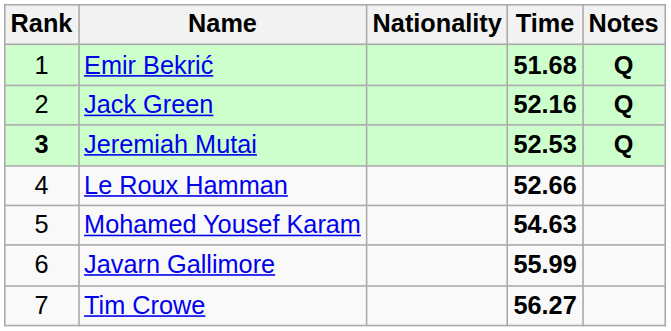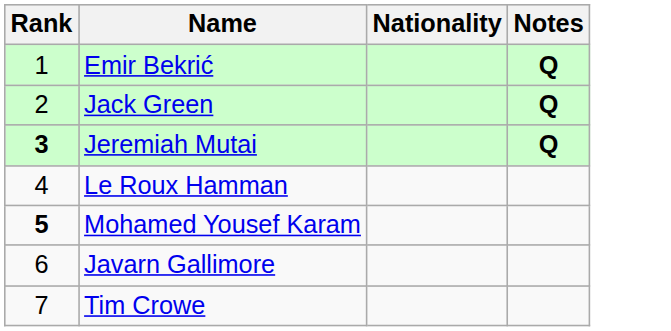- column: (545, 24)
(42, 225) normal -> (42, 225) bold
